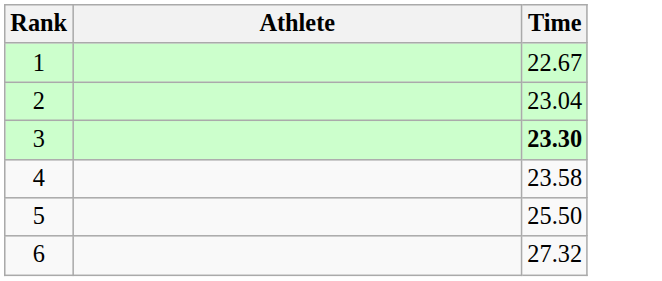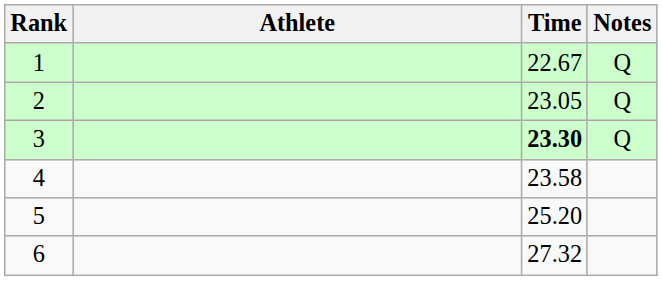+ column: (622, 23)
(555, 100) 23.04 -> (555, 100) 23.05
(555, 216) 25.50 -> (555, 216) 25.20
